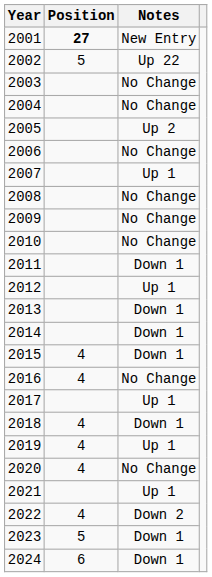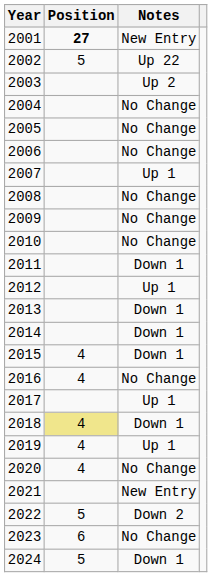(159, 84) No Change -> (159, 84) Up 2
(159, 129) Up 2 -> (159, 129) No Change
(81, 424) no background -> (81, 424) khaki background
(159, 492) Up 1 -> (159, 492) New Entry
(81, 515) 4 -> (81, 515) 5
(81, 537) 5 -> (81, 537) 6
(159, 537) Down 1 -> (159, 537) No Change
(81, 560) 6 -> (81, 560) 5
